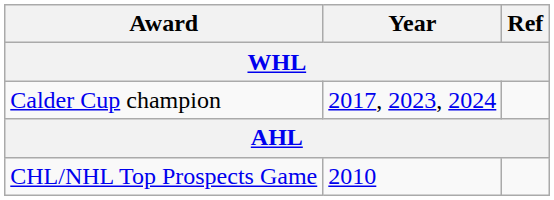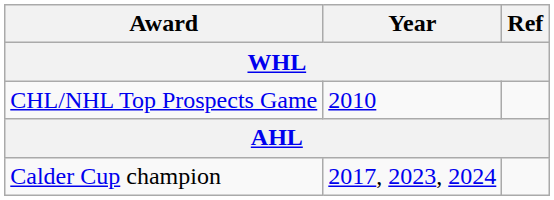rows swapped: (164, 175) <-> (116, 99)
